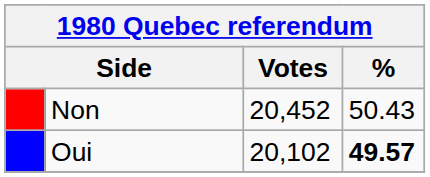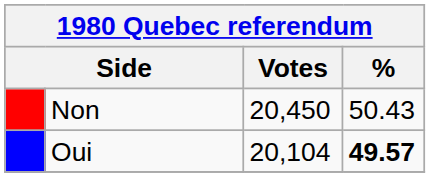(290, 110) 20,452 -> (290, 110) 20,450
(290, 152) 20,102 -> (290, 152) 20,104
